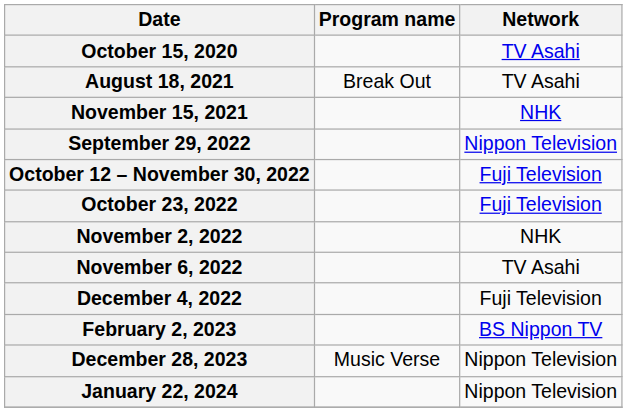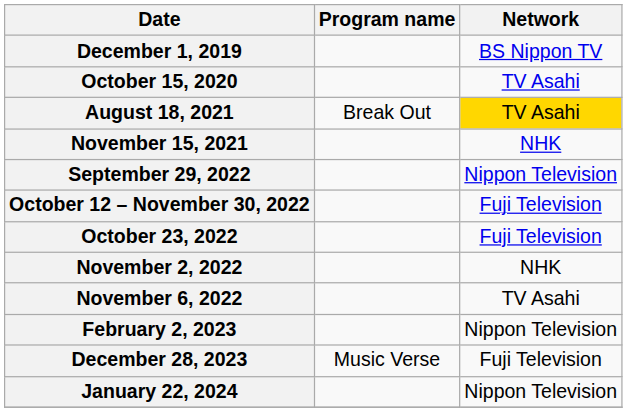+ row: (159, 50)
(541, 81) no background -> (541, 112) gold background
- row: (159, 298)
(541, 329) BS Nippon TV -> (541, 329) Nippon Television
(541, 360) Nippon Television -> (541, 360) Fuji Television
